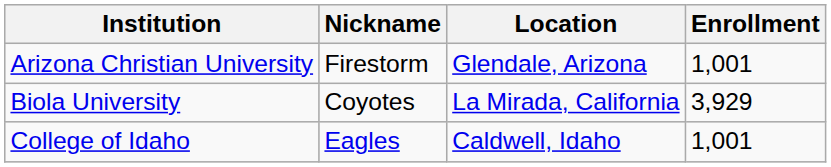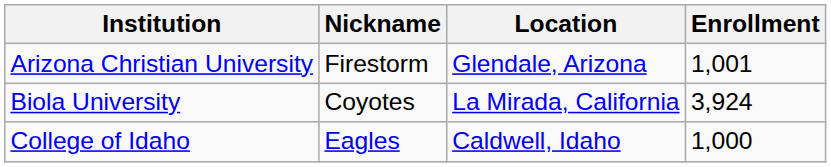(722, 102) 3,929 -> (722, 102) 3,924
(722, 141) 1,001 -> (722, 141) 1,000
